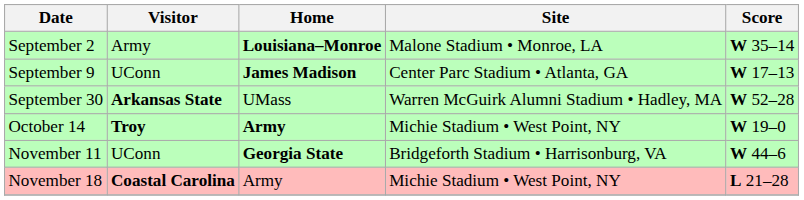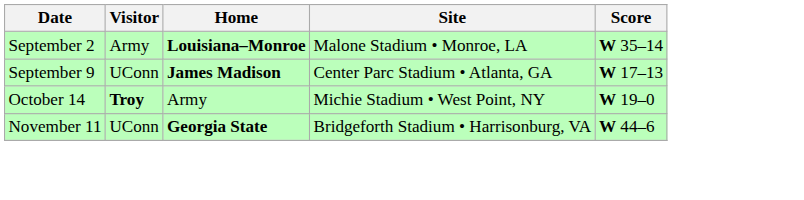- row: (56, 99)
(264, 126) bold -> (187, 99) normal
- row: (55, 180)
